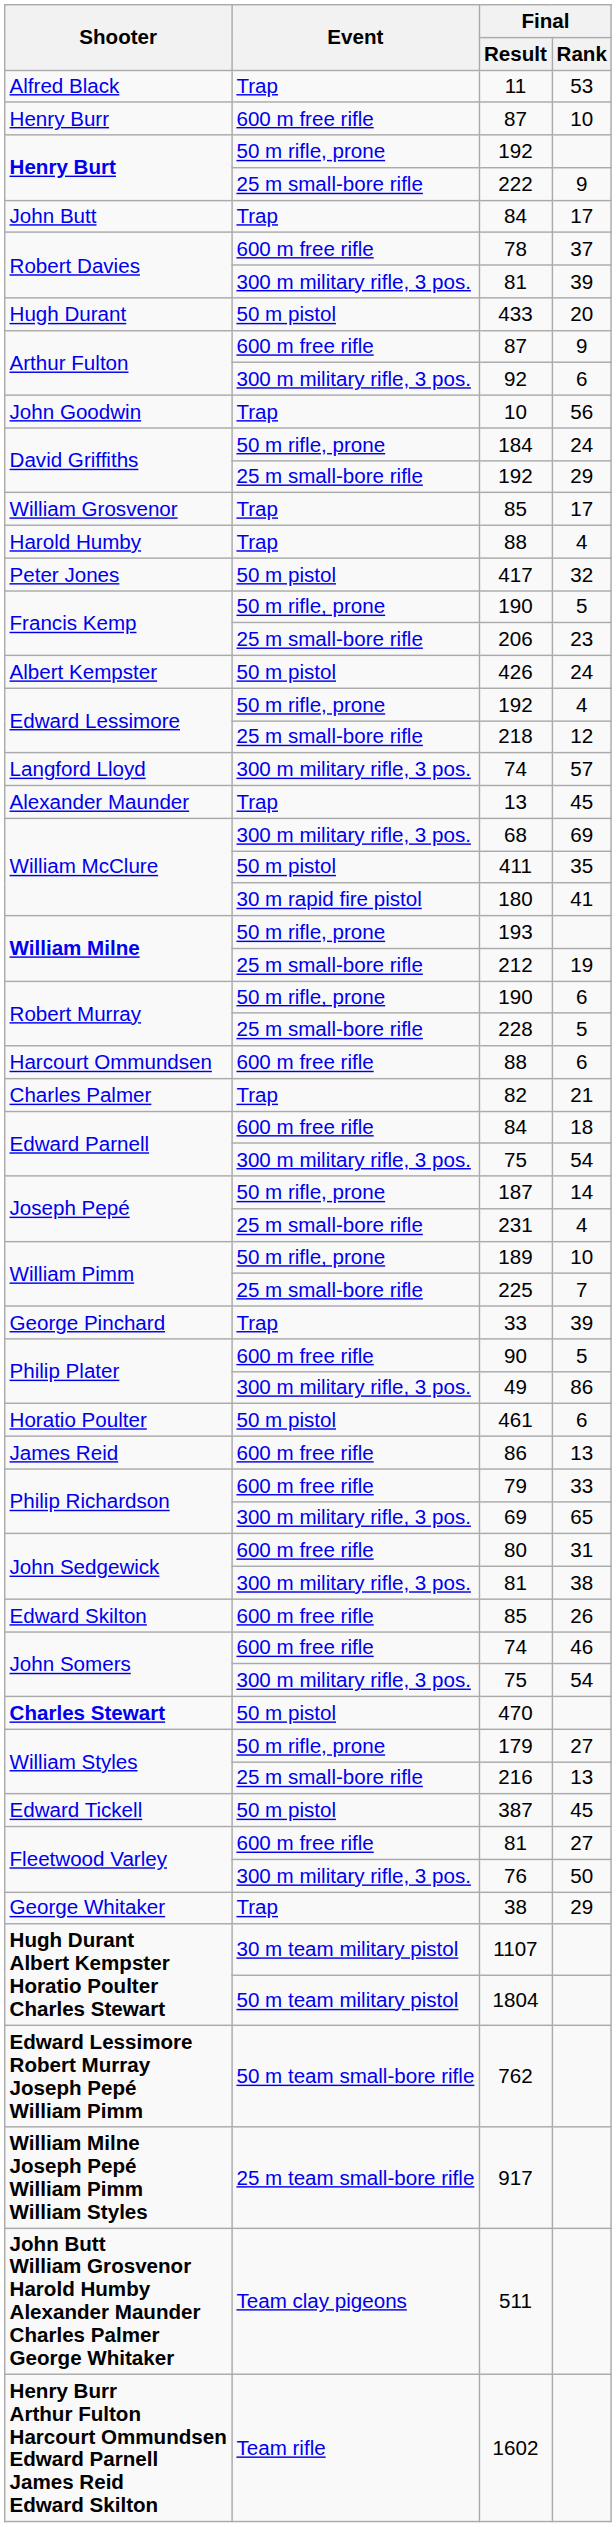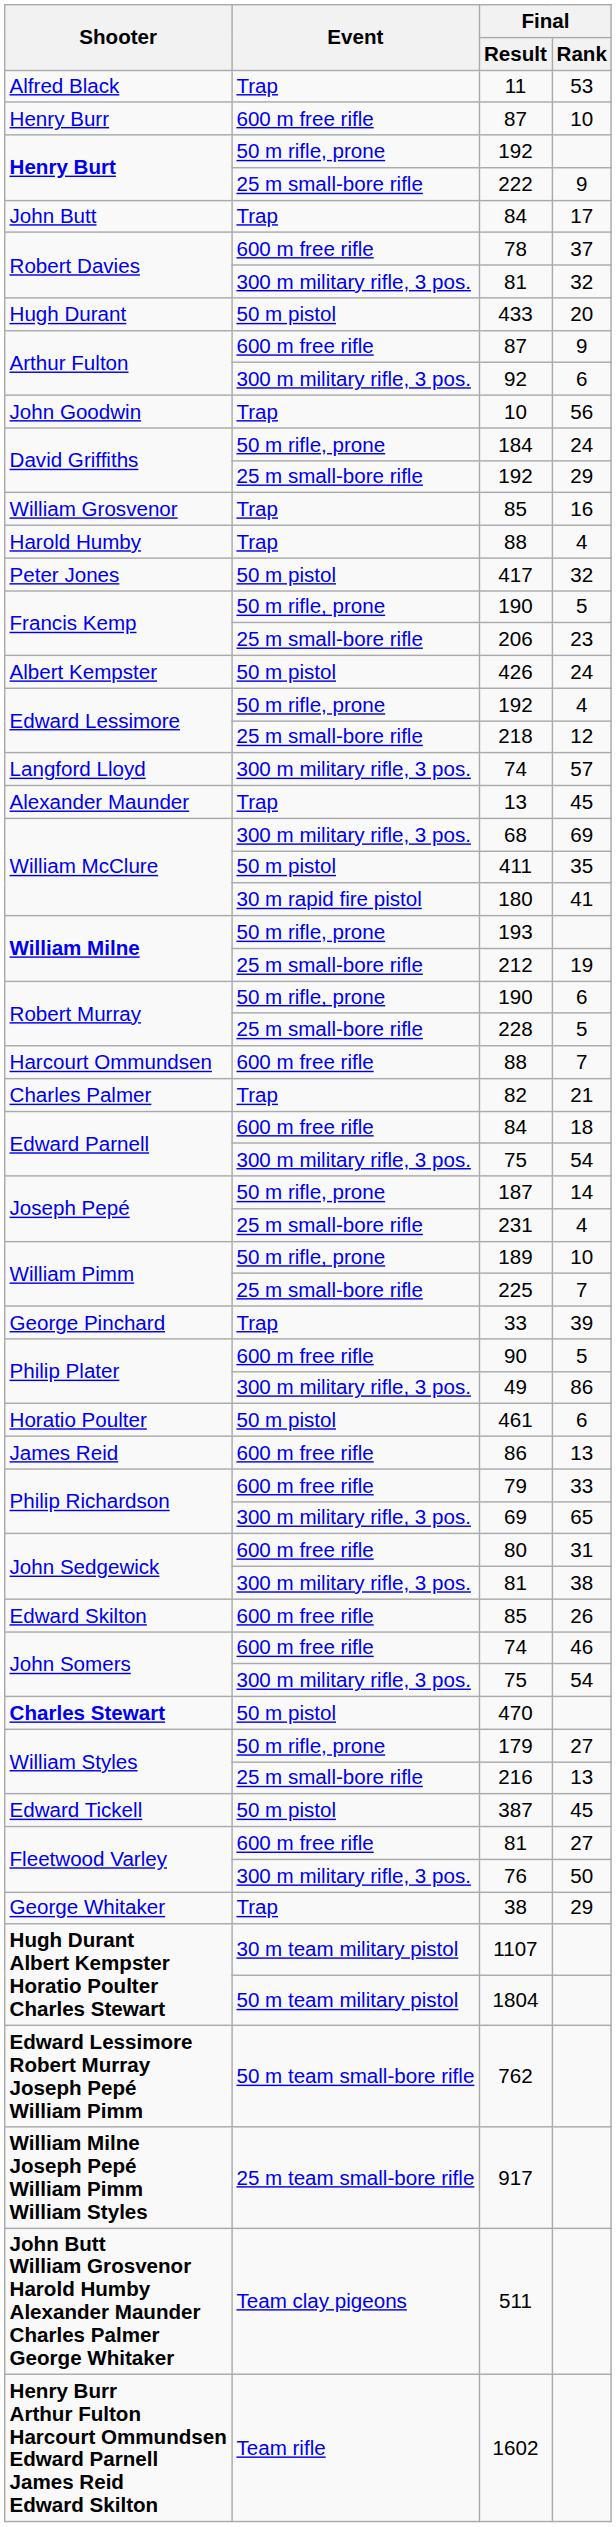(582, 282) 39 -> (582, 282) 32
(582, 509) 17 -> (582, 509) 16
(582, 1062) 6 -> (582, 1062) 7
